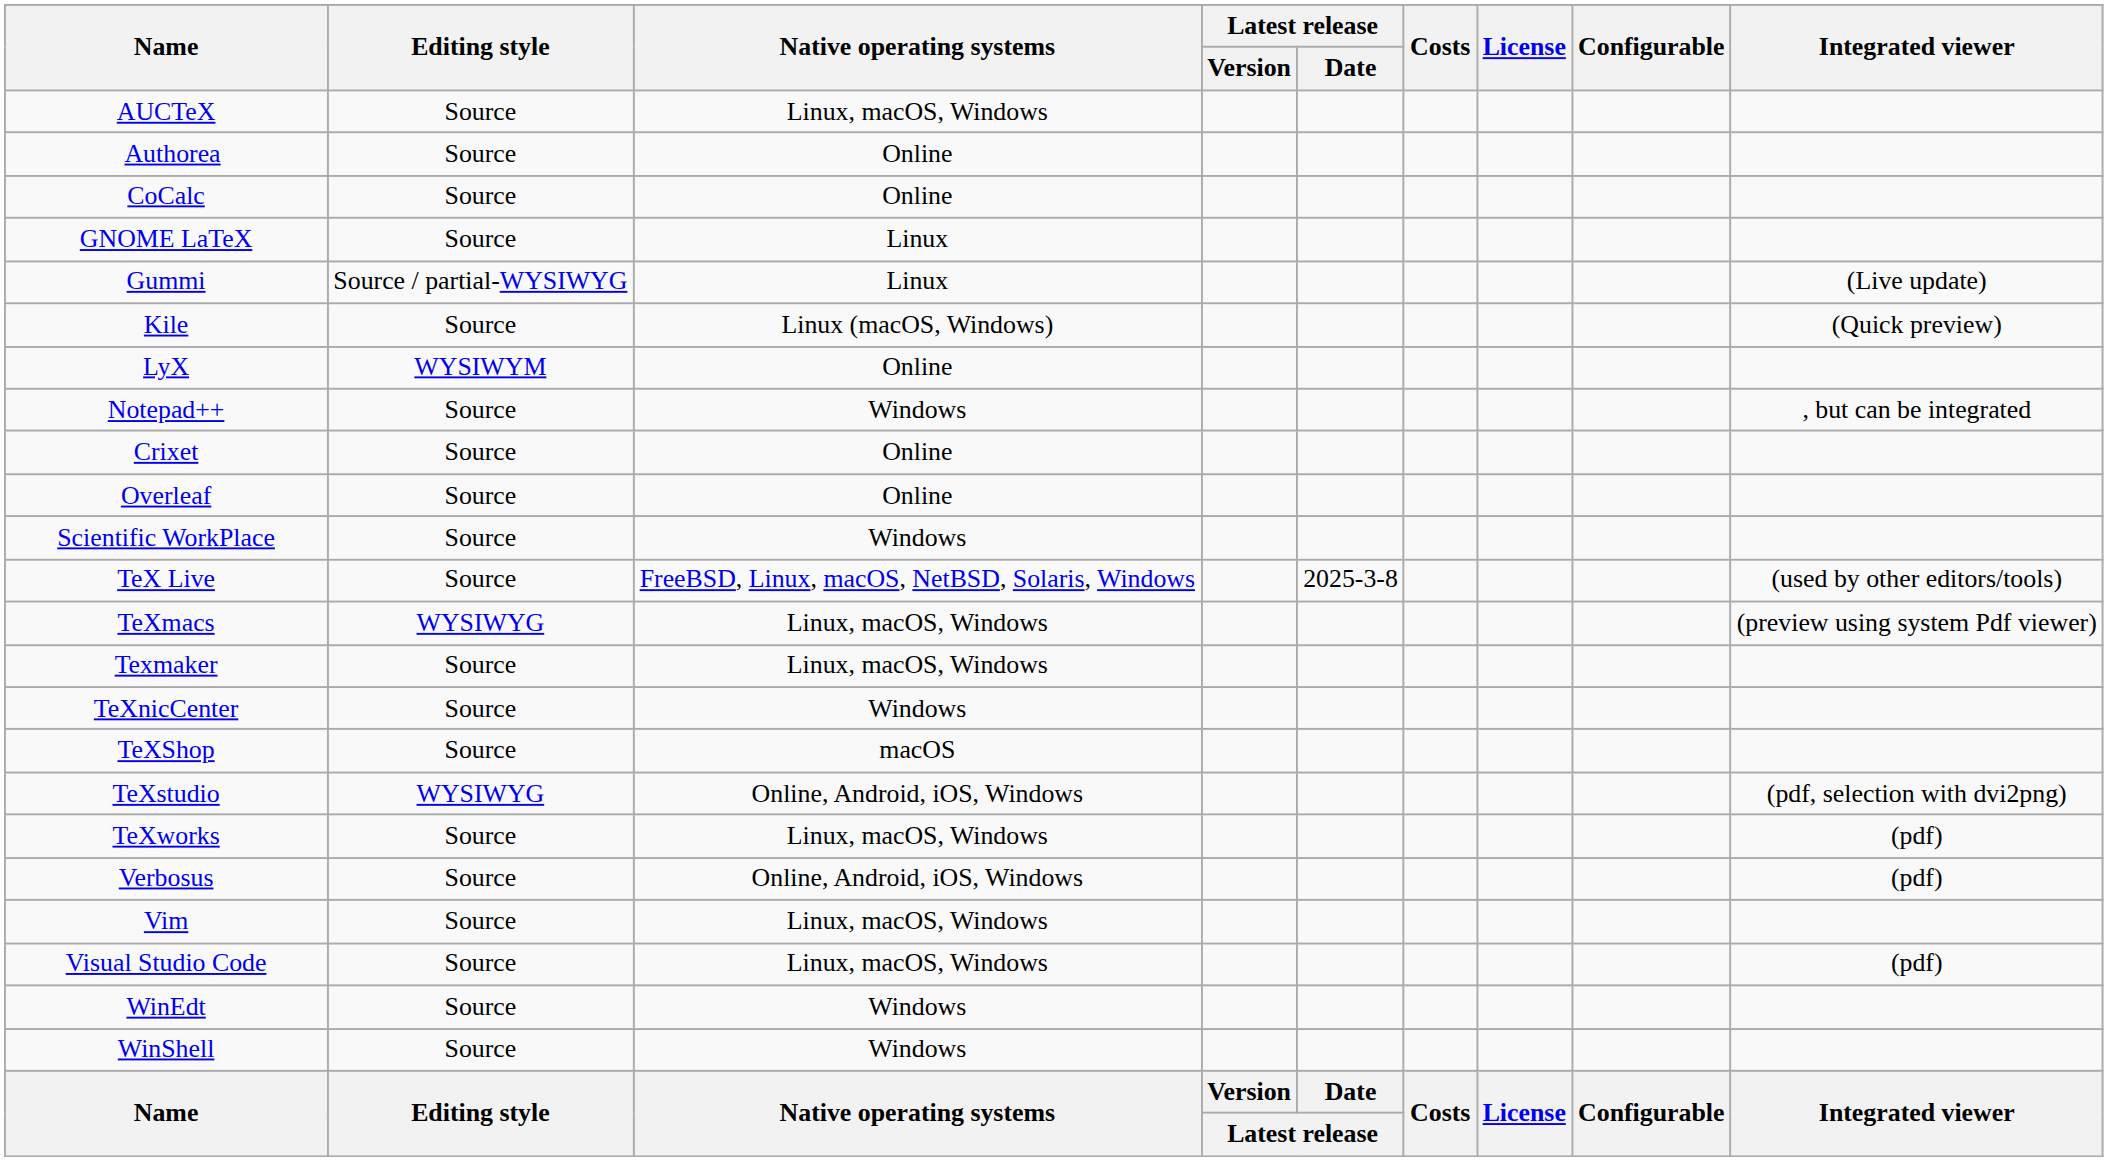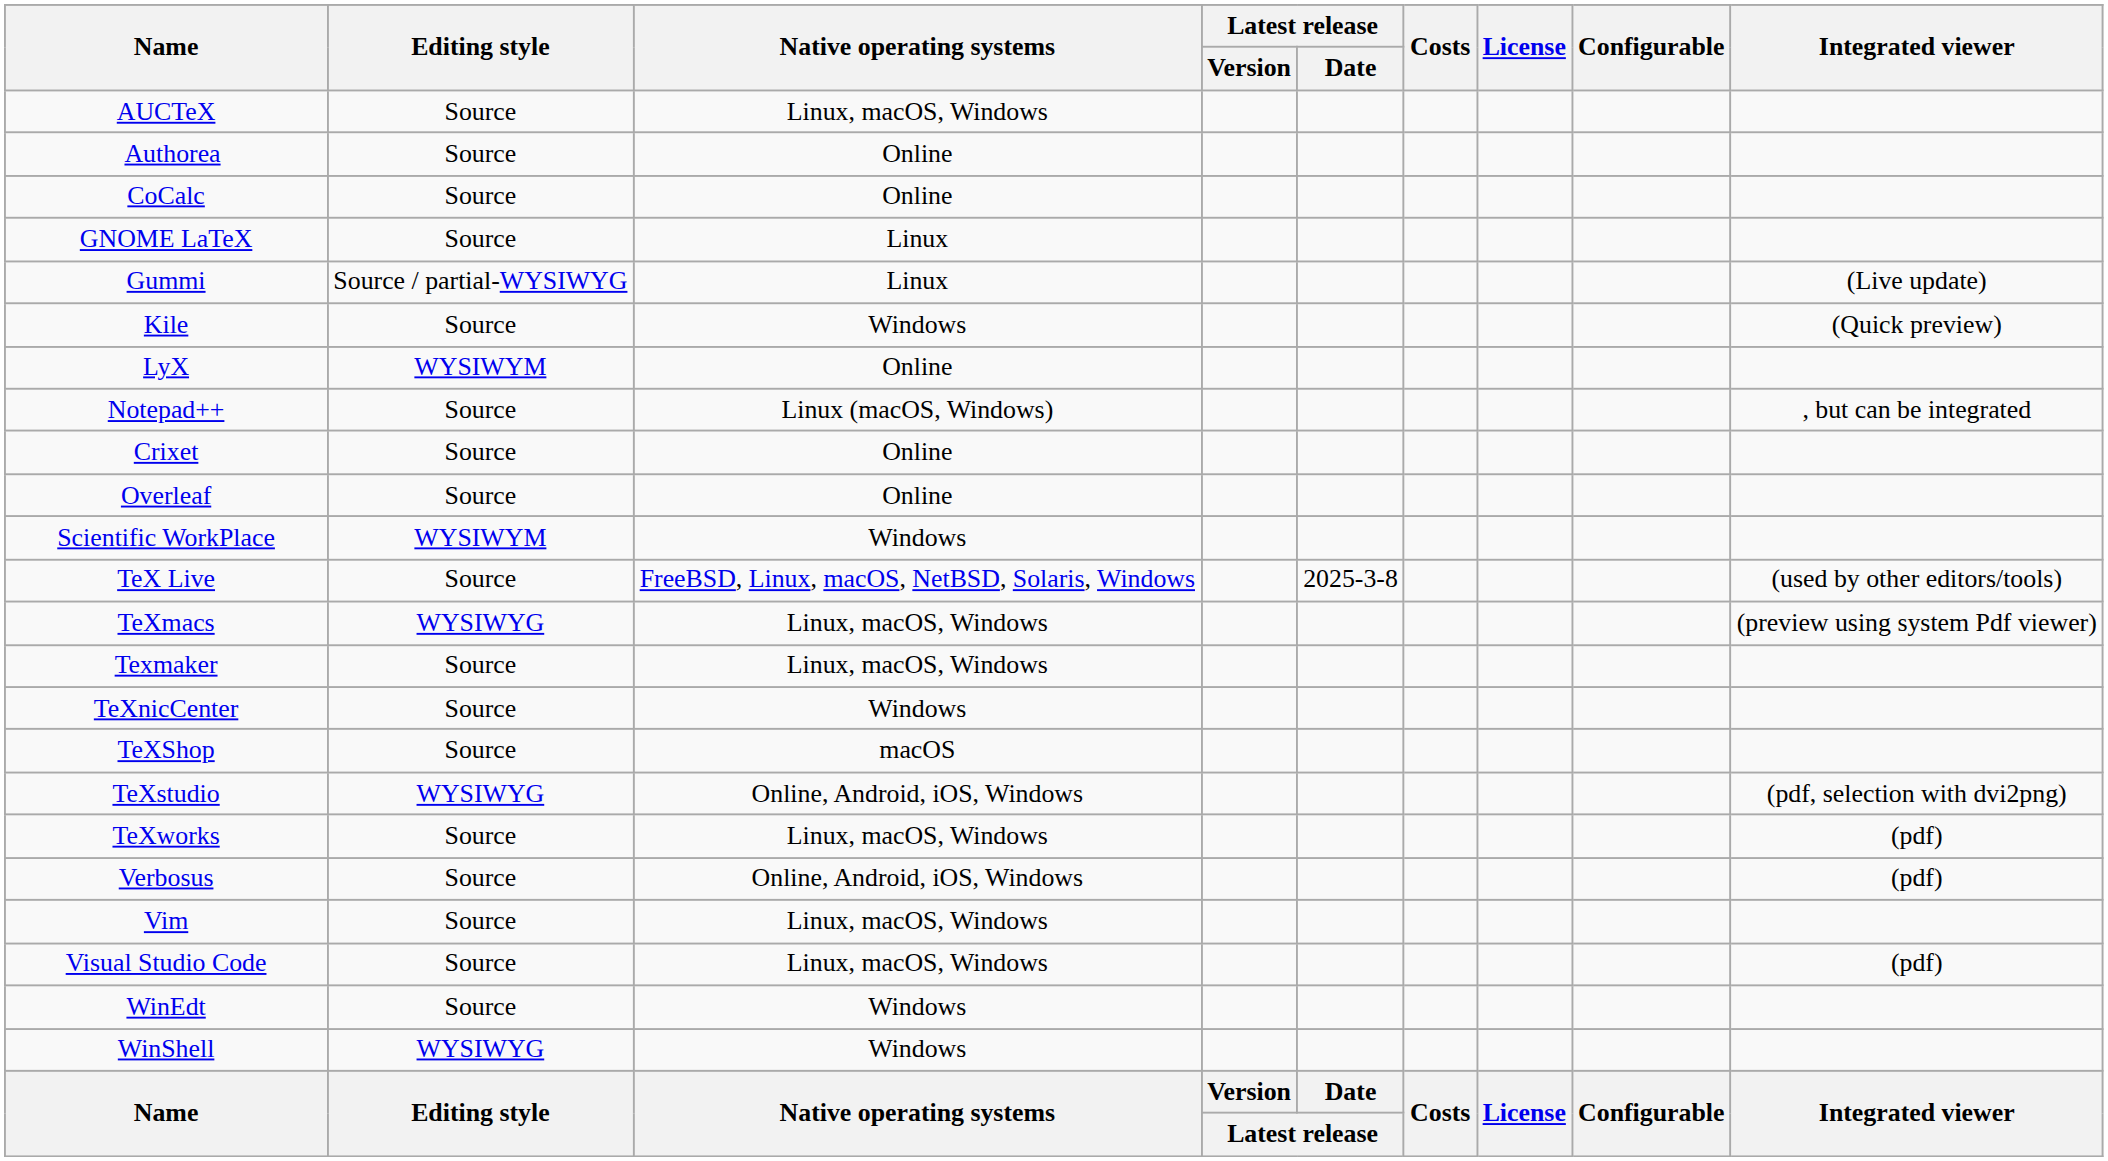(917, 323) Linux (macOS, Windows) -> (917, 323) Windows
(917, 409) Windows -> (917, 409) Linux (macOS, Windows)
(480, 536) Source -> (480, 536) WYSIWYM
(480, 1048) Source -> (480, 1048) WYSIWYG
